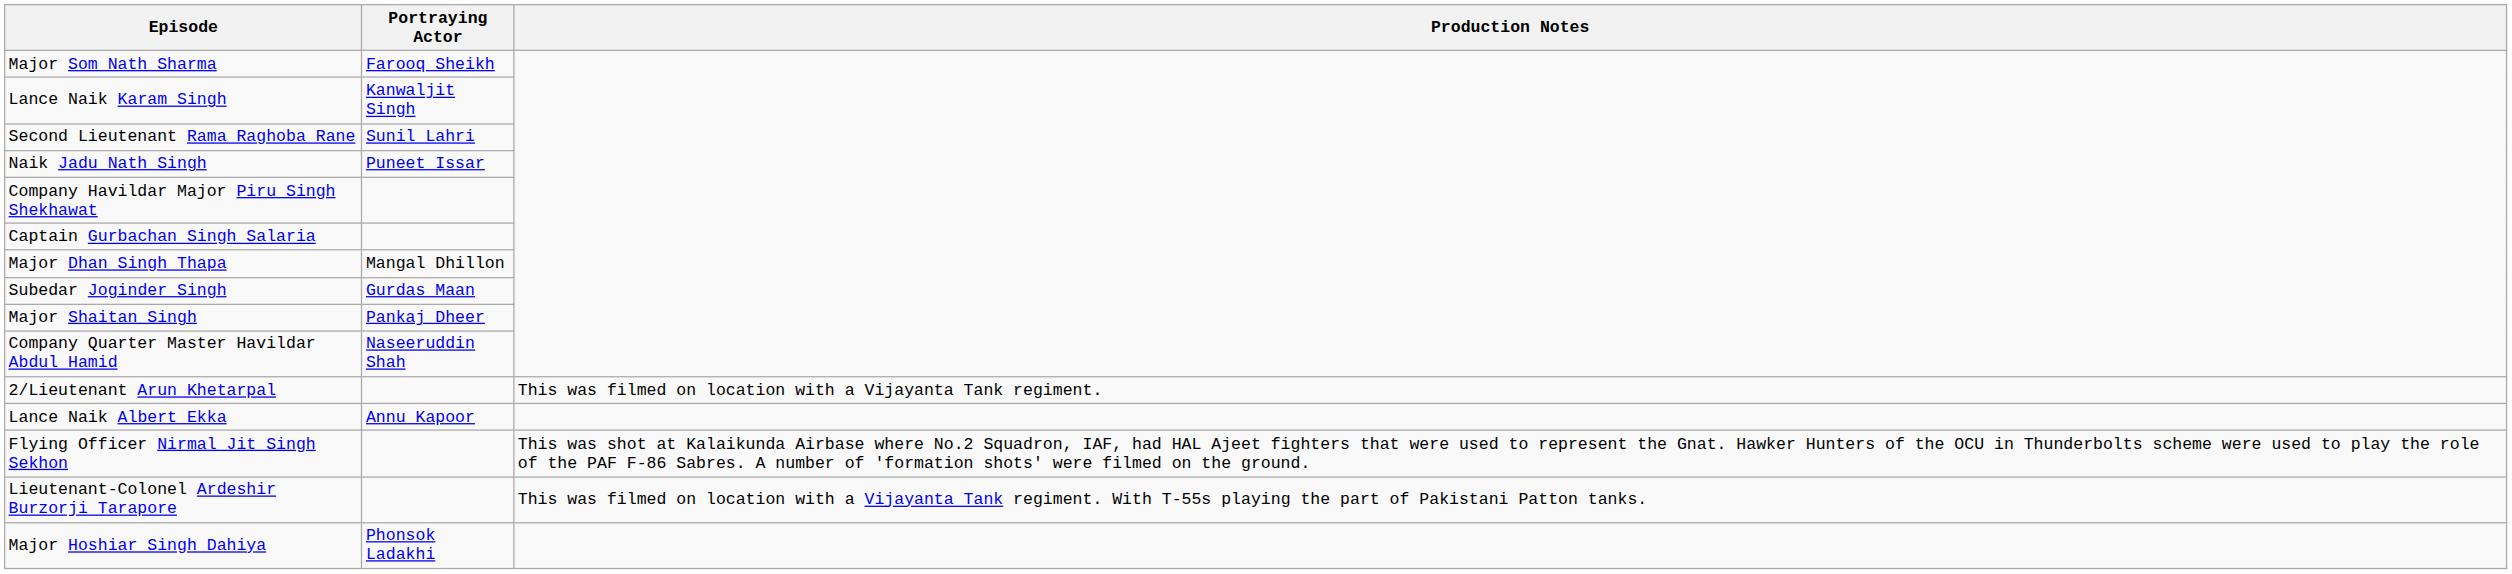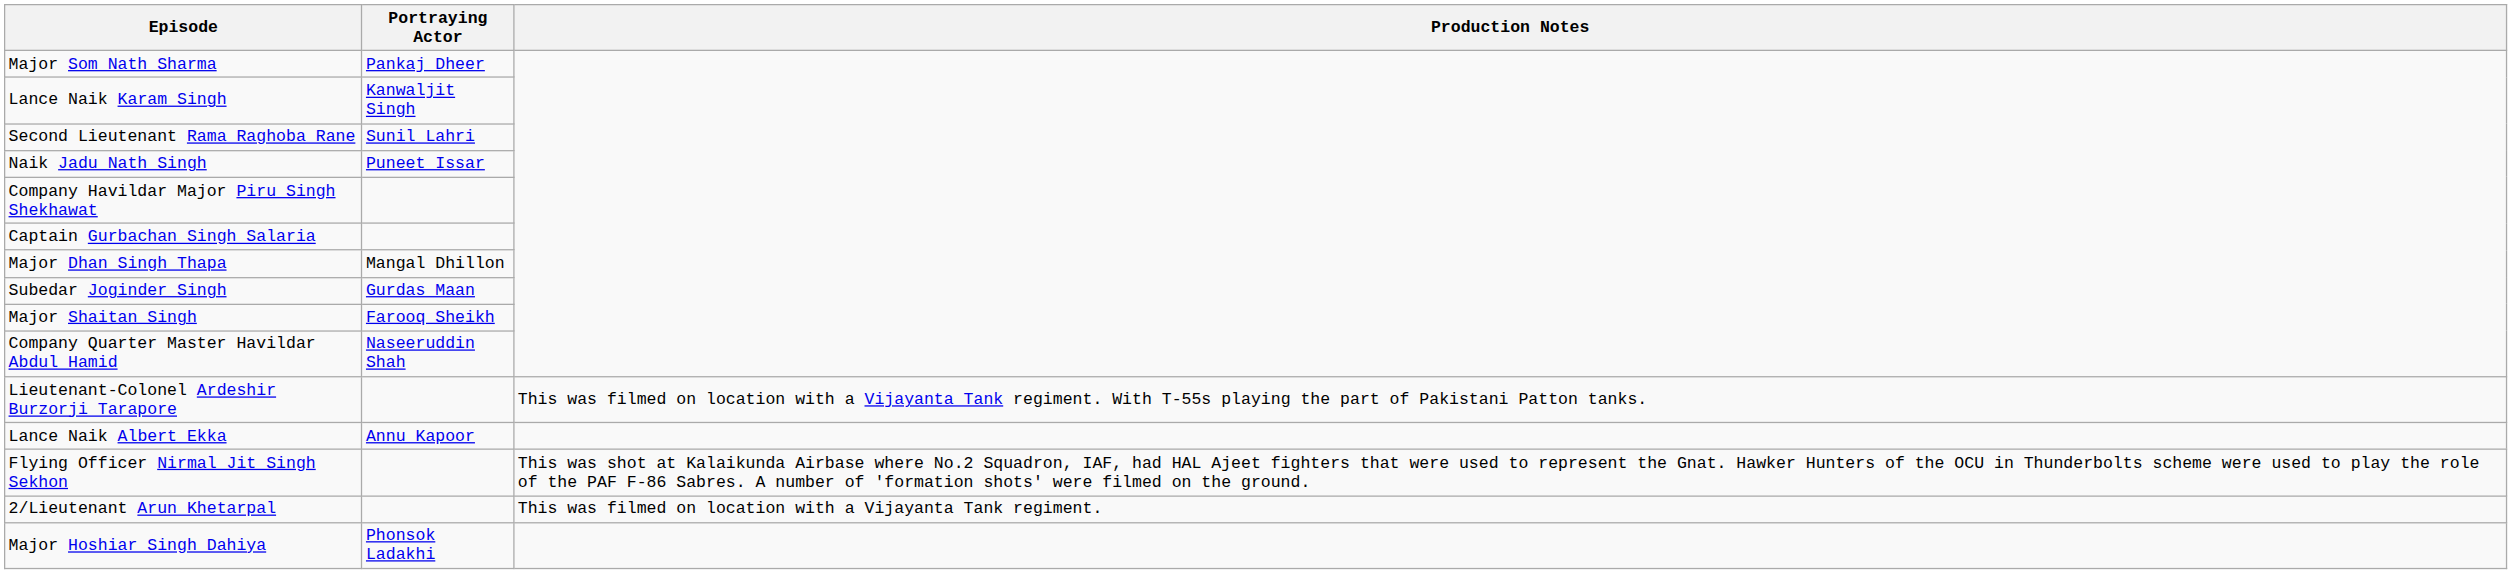(430, 64) Farooq Sheikh -> (425, 64) Pankaj Dheer
(425, 317) Pankaj Dheer -> (430, 317) Farooq Sheikh
rows swapped: (142, 500) <-> (142, 390)
